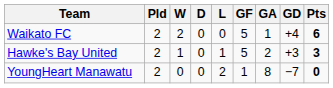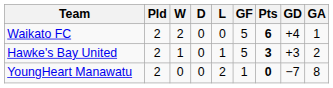columns swapped: (268, 14) <-> (316, 14)
